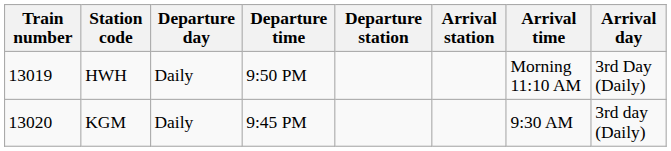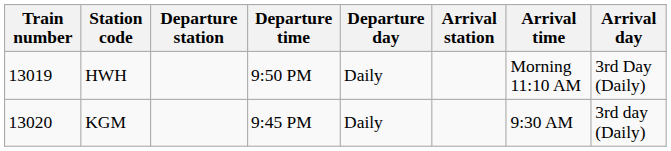columns swapped: (384, 28) <-> (196, 28)
